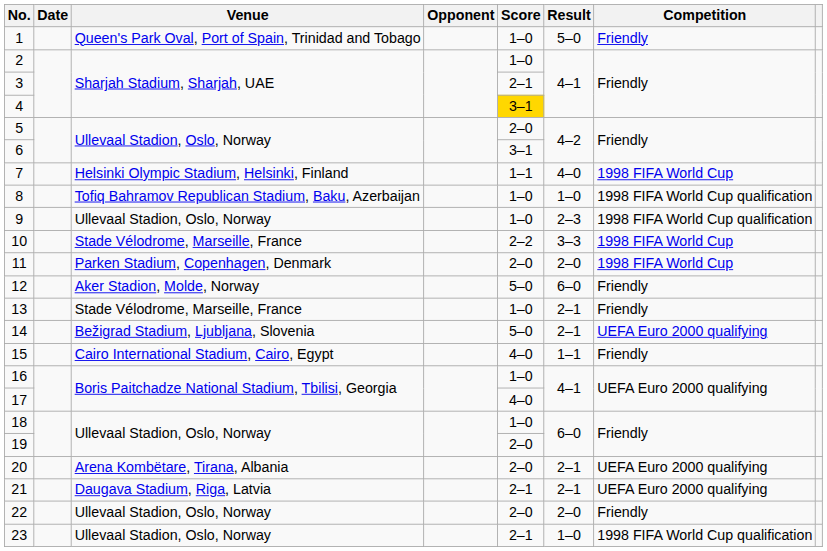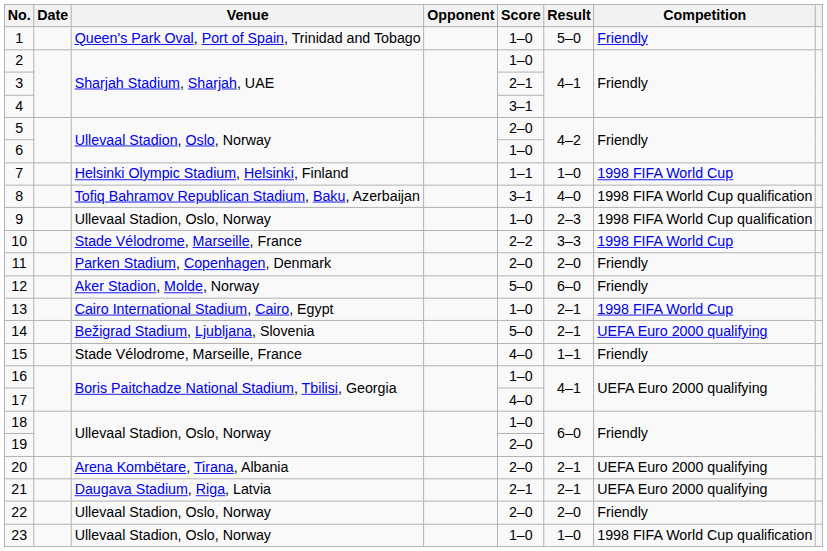(521, 106) gold background -> (521, 106) no background
(521, 151) 3–1 -> (521, 151) 1–0
(569, 173) 4–0 -> (569, 173) 1–0
(521, 196) 1–0 -> (521, 196) 3–1
(569, 196) 1–0 -> (569, 196) 4–0
(665, 264) 1998 FIFA World Cup -> (623, 264) Friendly
(188, 309) Stade Vélodrome, Marseille, France -> (204, 309) Cairo International Stadium, Cairo, Egypt
(623, 309) Friendly -> (665, 309) 1998 FIFA World Cup
(204, 354) Cairo International Stadium, Cairo, Egypt -> (188, 354) Stade Vélodrome, Marseille, France
(521, 535) 2–1 -> (521, 535) 1–0
